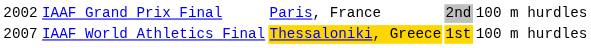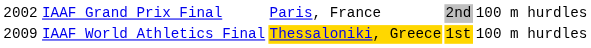(20, 34) 2007 -> (20, 34) 2009
